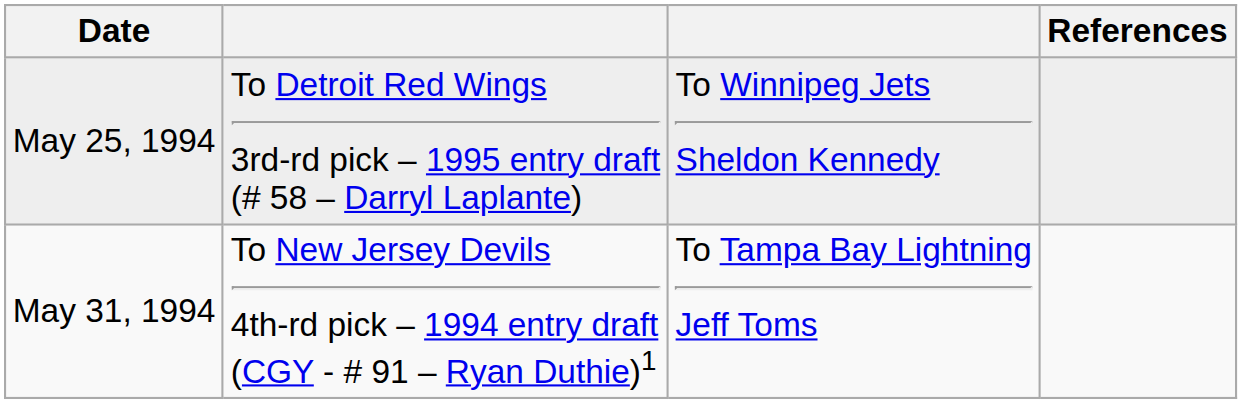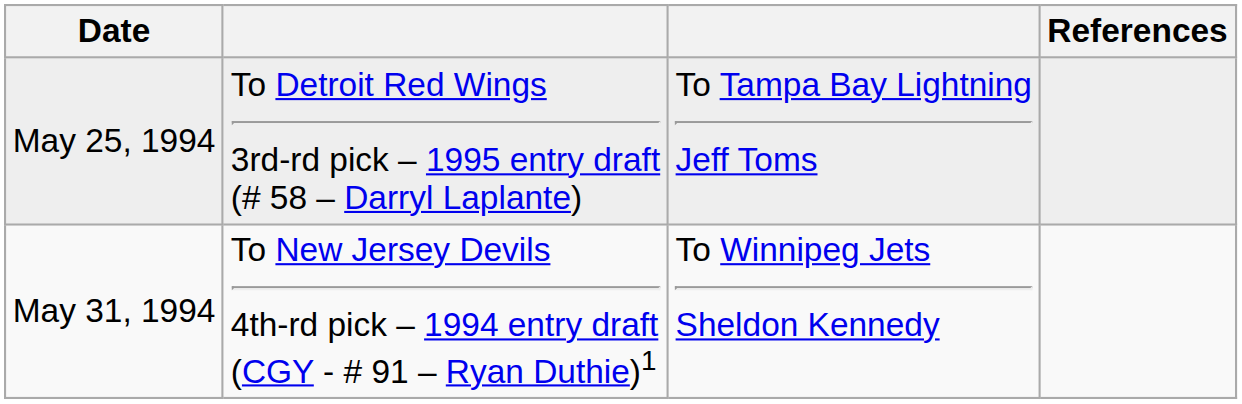(854, 121) To Winnipeg Jets Sheldon Kennedy -> (854, 121) To Tampa Bay Lightning Jeff Toms
(854, 287) To Tampa Bay Lightning Jeff Toms -> (854, 287) To Winnipeg Jets Sheldon Kennedy
